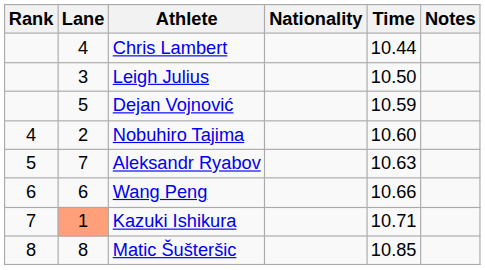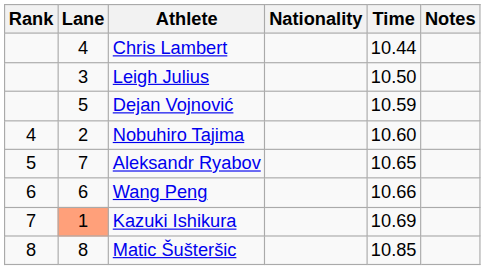(394, 163) 10.63 -> (394, 163) 10.65
(394, 221) 10.71 -> (394, 221) 10.69
